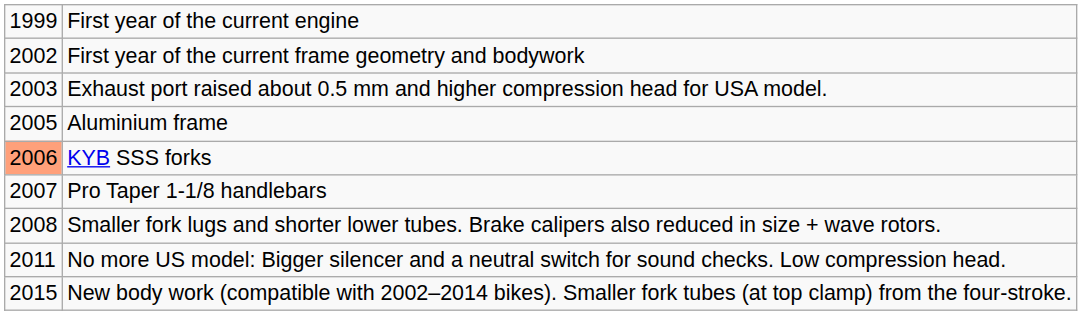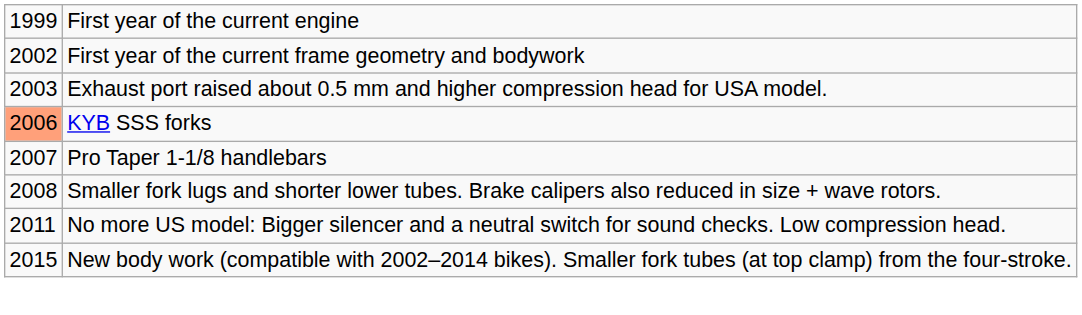- row: (148, 123)
